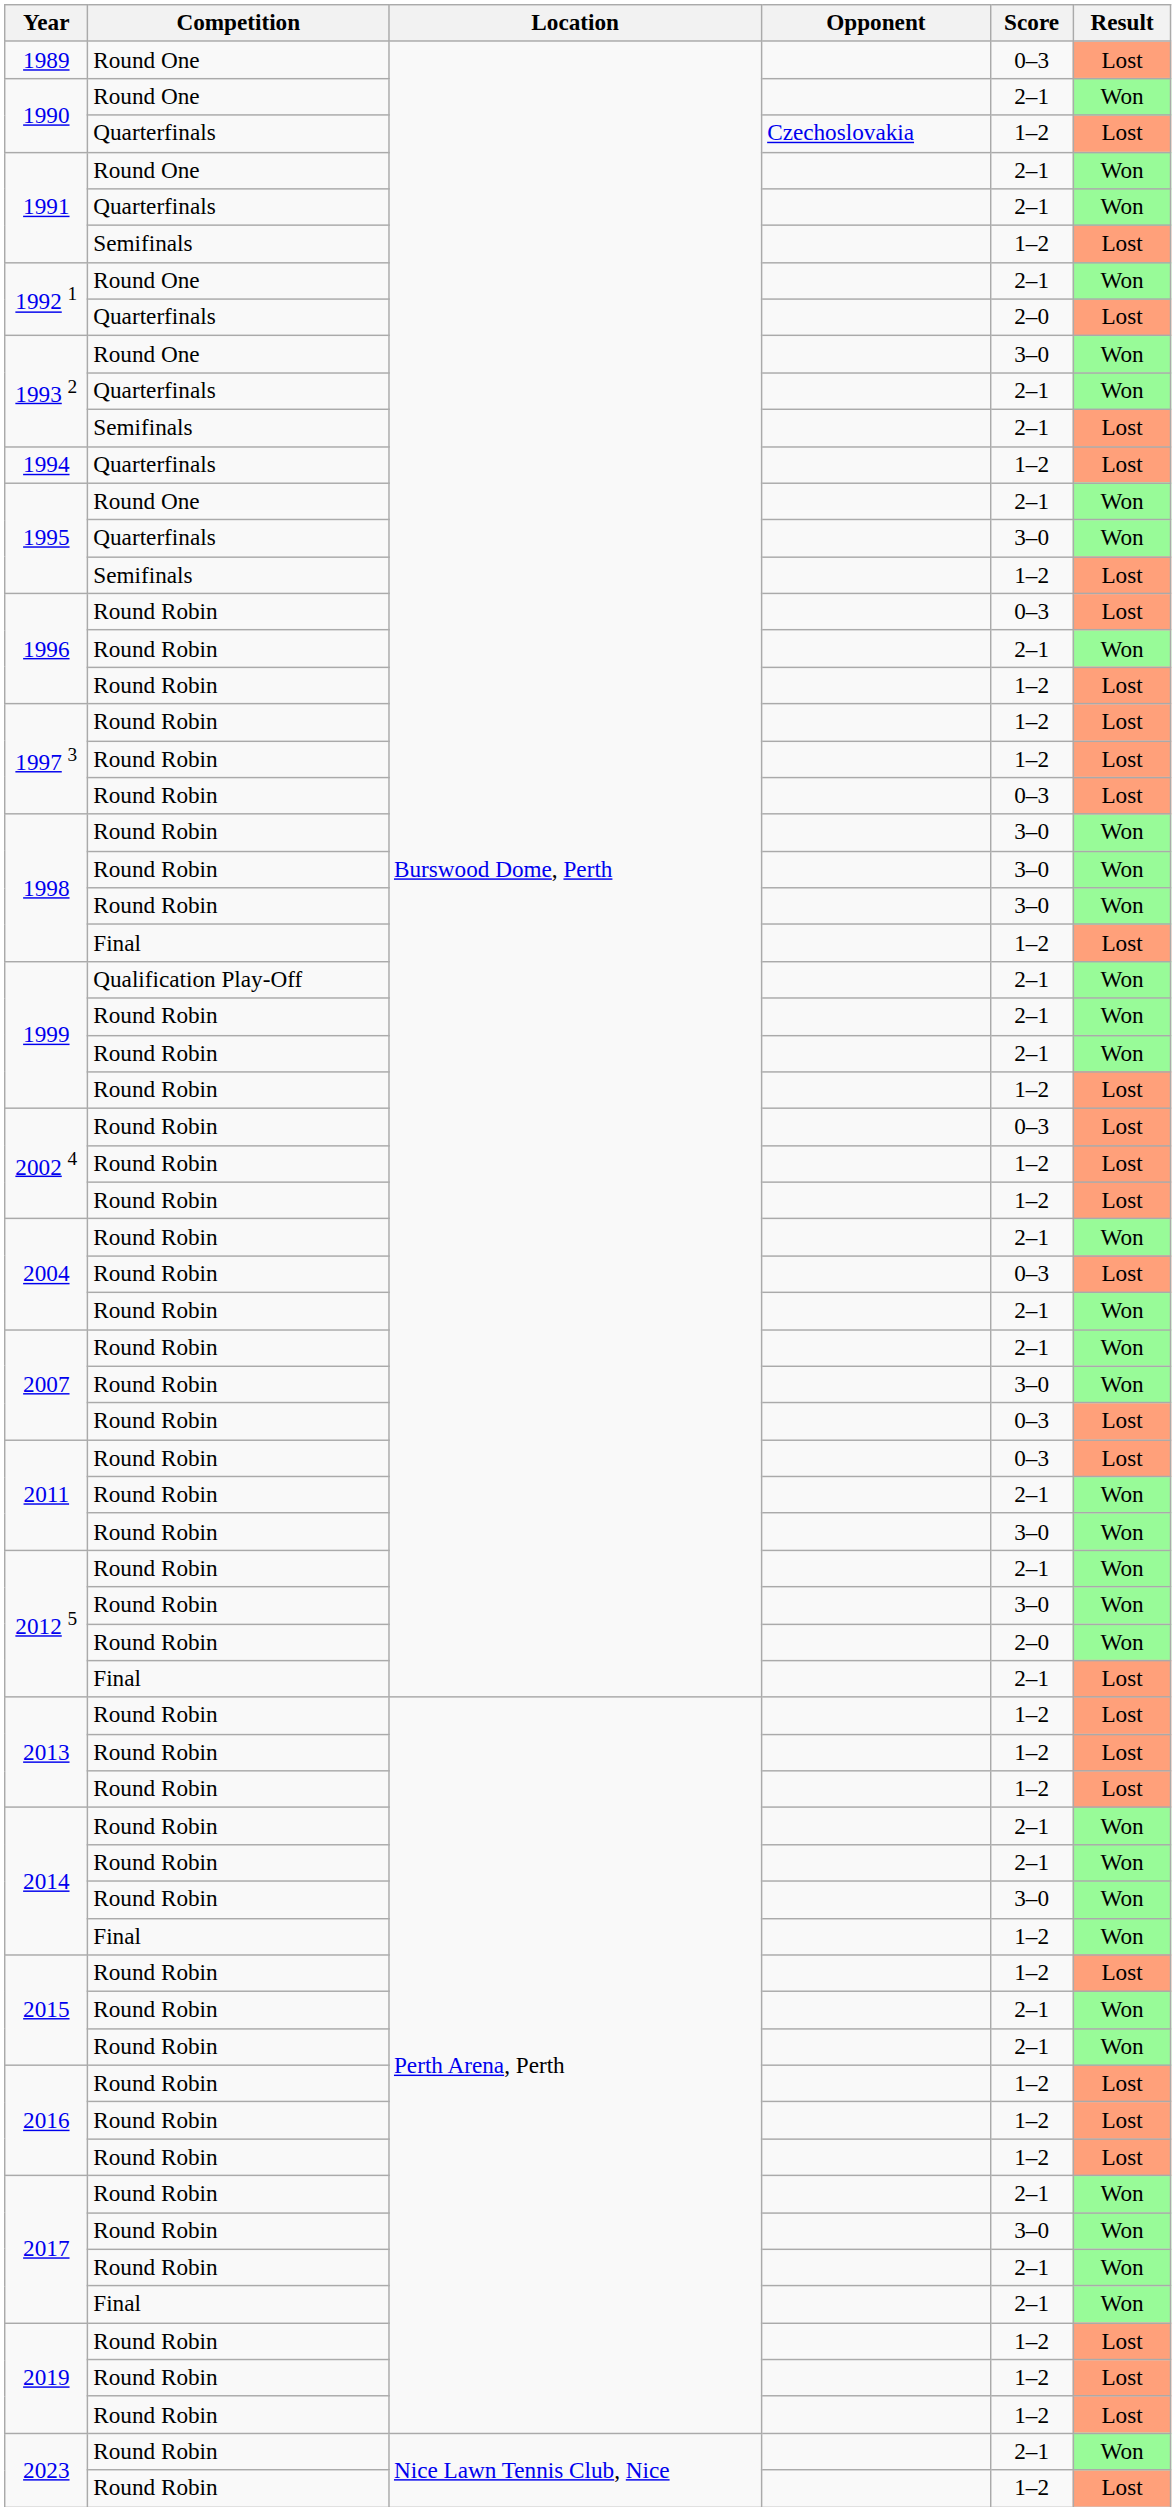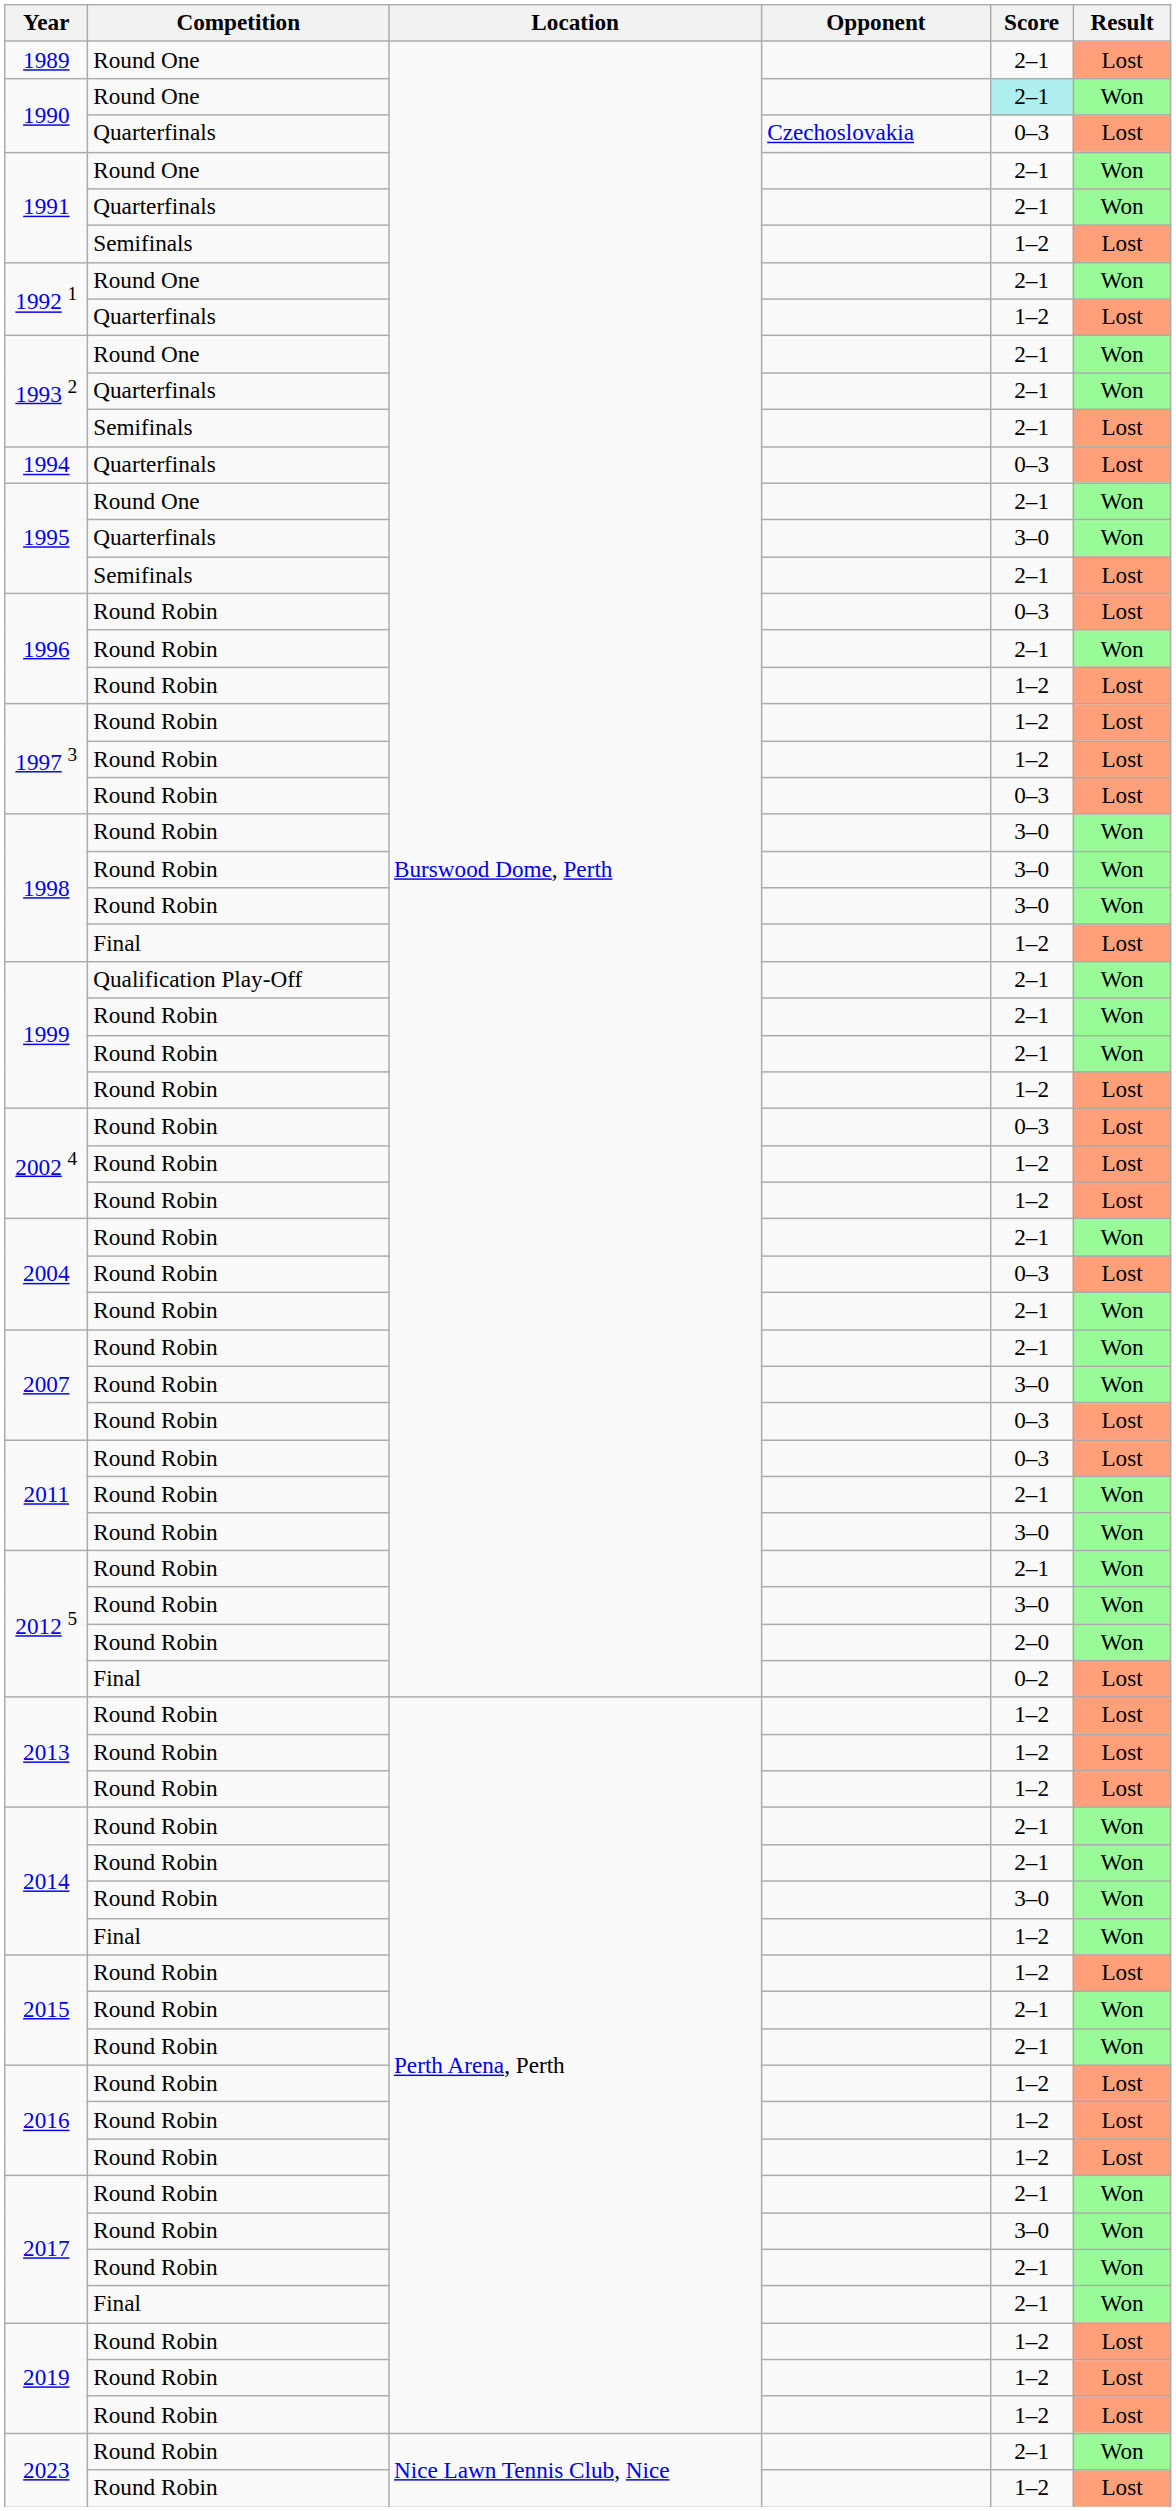(1032, 59) 0–3 -> (1032, 59) 2–1
(1032, 96) no background -> (1032, 96) paleturquoise background
(1032, 133) 1–2 -> (1032, 133) 0–3
(1032, 317) 2–0 -> (1032, 317) 1–2
(1032, 354) 3–0 -> (1032, 354) 2–1
(1032, 464) 1–2 -> (1032, 464) 0–3
(1032, 574) 1–2 -> (1032, 574) 2–1
(1032, 1678) 2–1 -> (1032, 1678) 0–2
